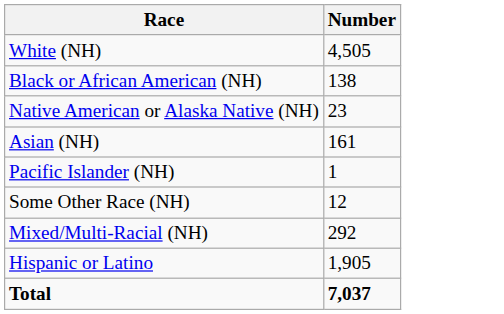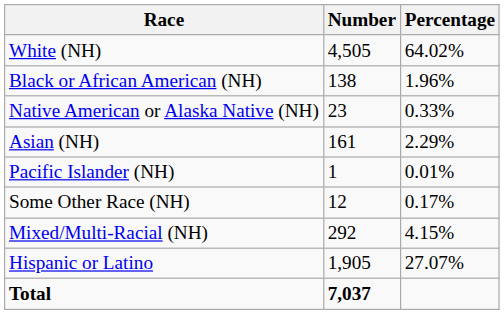+ column: (450, 19)
